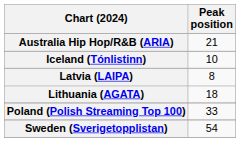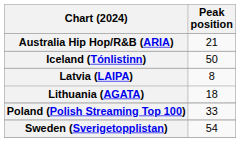(212, 59) 10 -> (212, 59) 50
